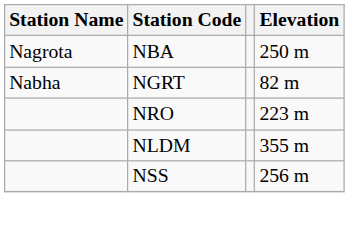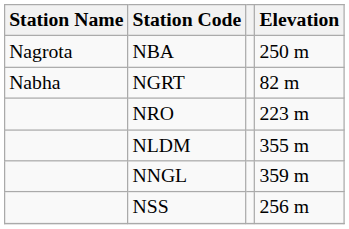+ row: (160, 176)
